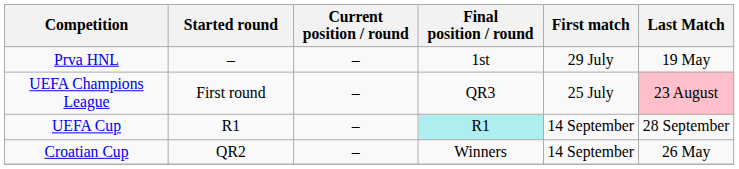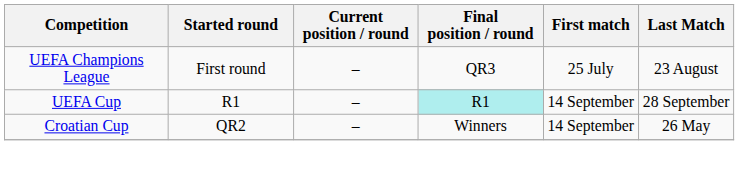- row: (87, 59)
(686, 93) pink background -> (686, 68) no background
